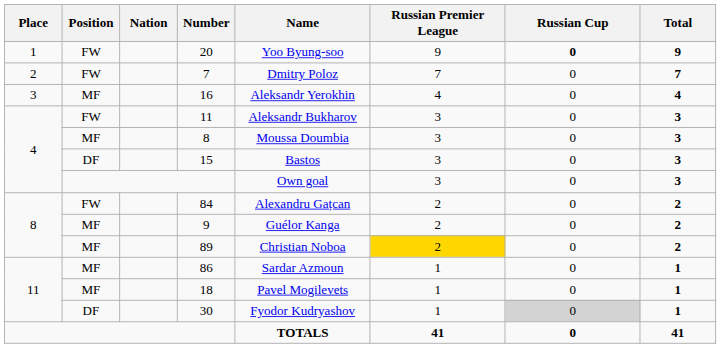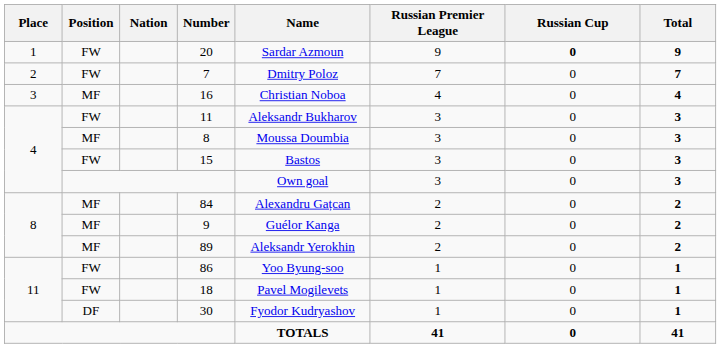(303, 52) Yoo Byung-soo -> (303, 52) Sardar Azmoun
(303, 95) Aleksandr Yerokhin -> (303, 95) Christian Noboa
(91, 160) DF -> (91, 160) FW
(91, 203) FW -> (91, 203) MF
(303, 246) Christian Noboa -> (303, 246) Aleksandr Yerokhin
(438, 246) gold background -> (438, 246) no background
(91, 268) MF -> (91, 268) FW
(303, 268) Sardar Azmoun -> (303, 268) Yoo Byung-soo
(91, 289) MF -> (91, 289) FW
(573, 311) lightgrey background -> (573, 311) no background
